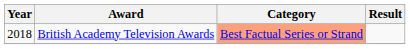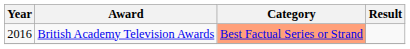(20, 33) 2018 -> (20, 33) 2016
